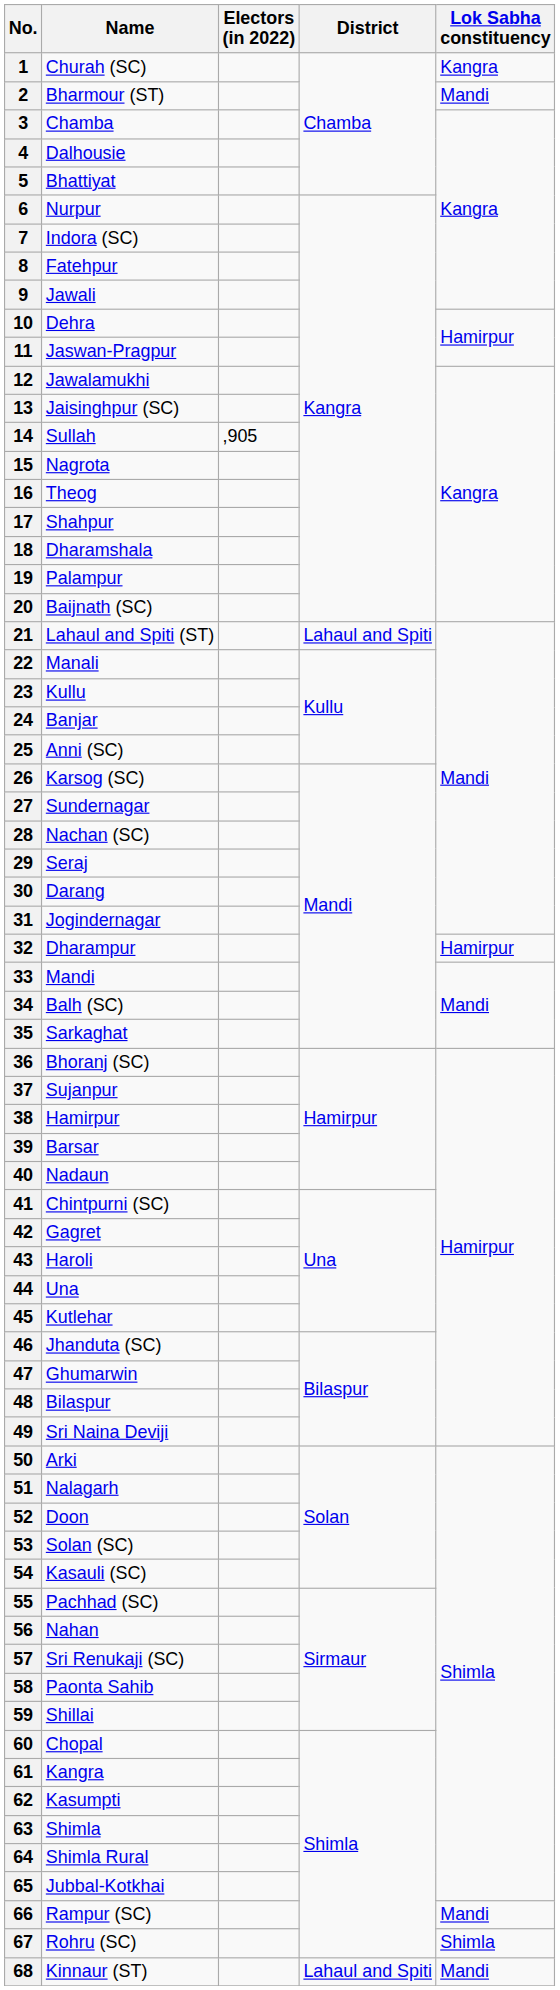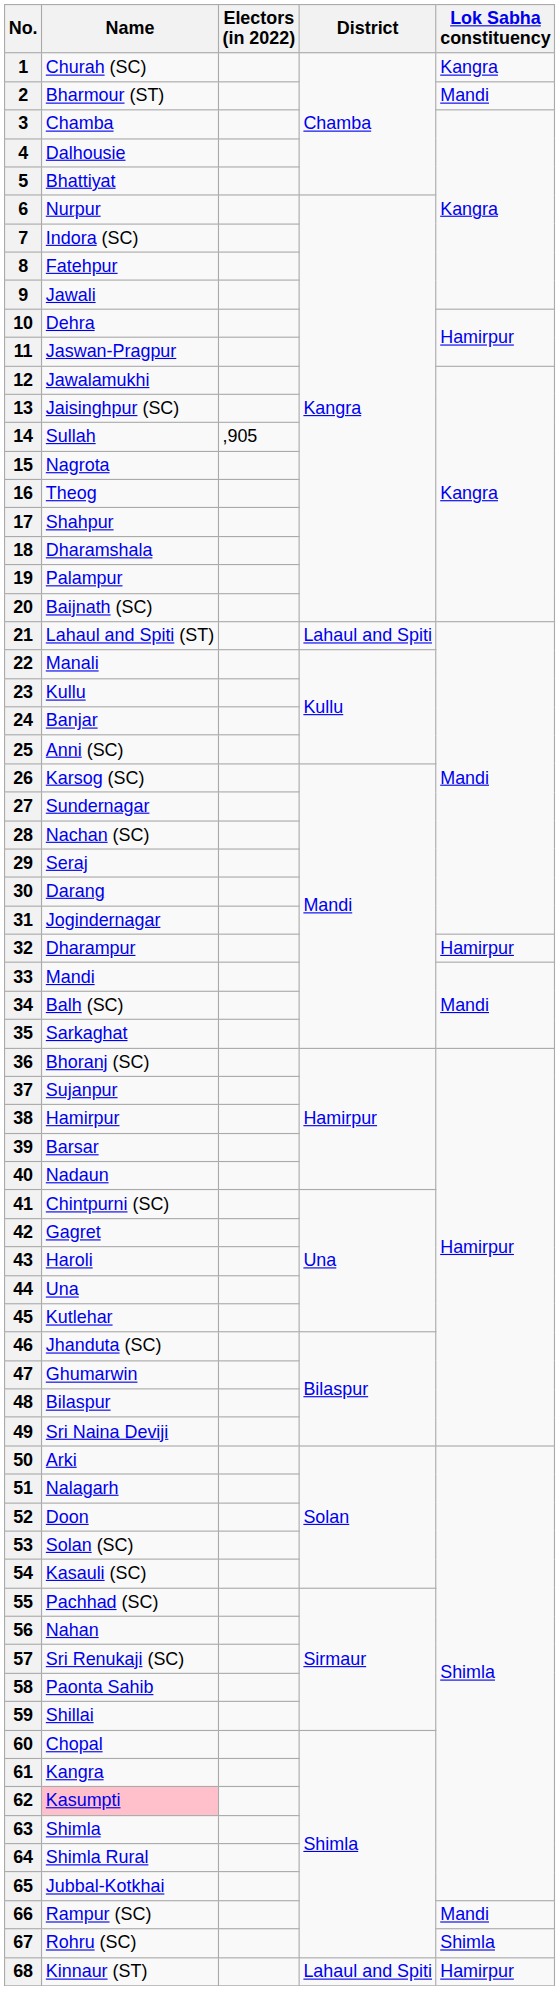(83, 1800) no background -> (83, 1800) pink background
(465, 1971) Mandi -> (477, 1971) Hamirpur
